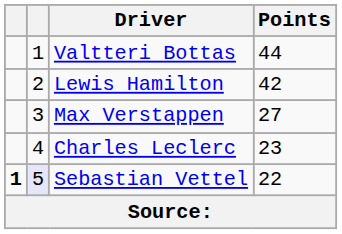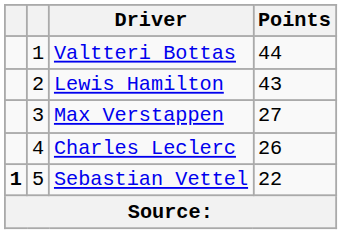(270, 85) 42 -> (270, 85) 43
(270, 148) 23 -> (270, 148) 26
(38, 180) lavender background -> (38, 180) no background
